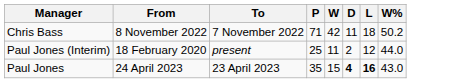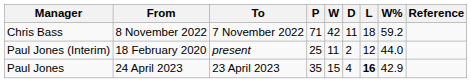+ column: (436, 13)
(392, 31) 50.2 -> (392, 31) 59.2
(349, 68) bold -> (349, 68) normal
(392, 68) 43.0 -> (392, 68) 42.9
